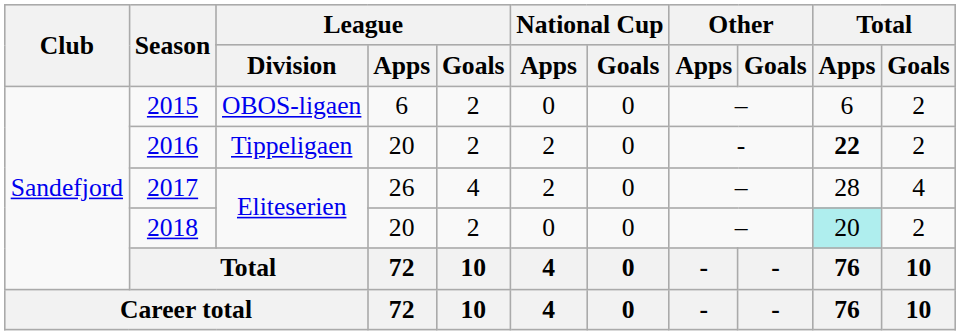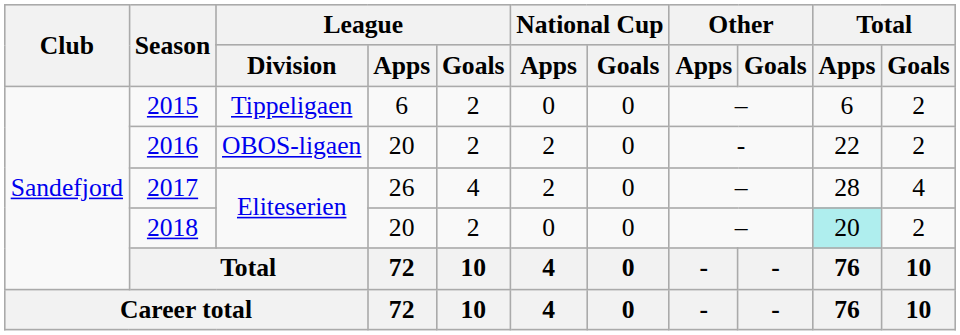(292, 106) OBOS-ligaen -> (292, 106) Tippeligaen
(292, 146) Tippeligaen -> (292, 146) OBOS-ligaen
(847, 146) bold -> (847, 146) normal
